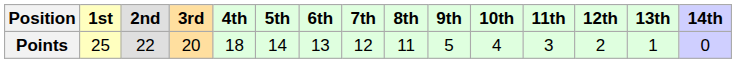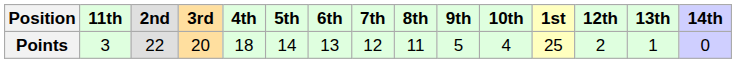columns swapped: (101, 18) <-> (549, 18)
